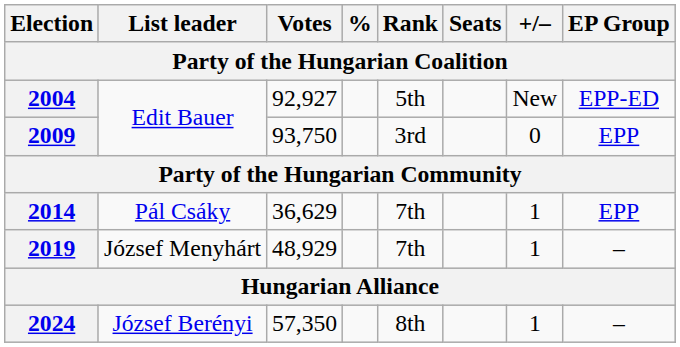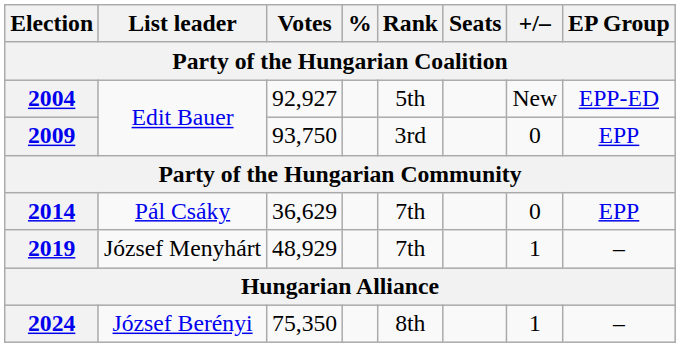(535, 211) 1 -> (535, 211) 0
(305, 323) 57,350 -> (305, 323) 75,350
